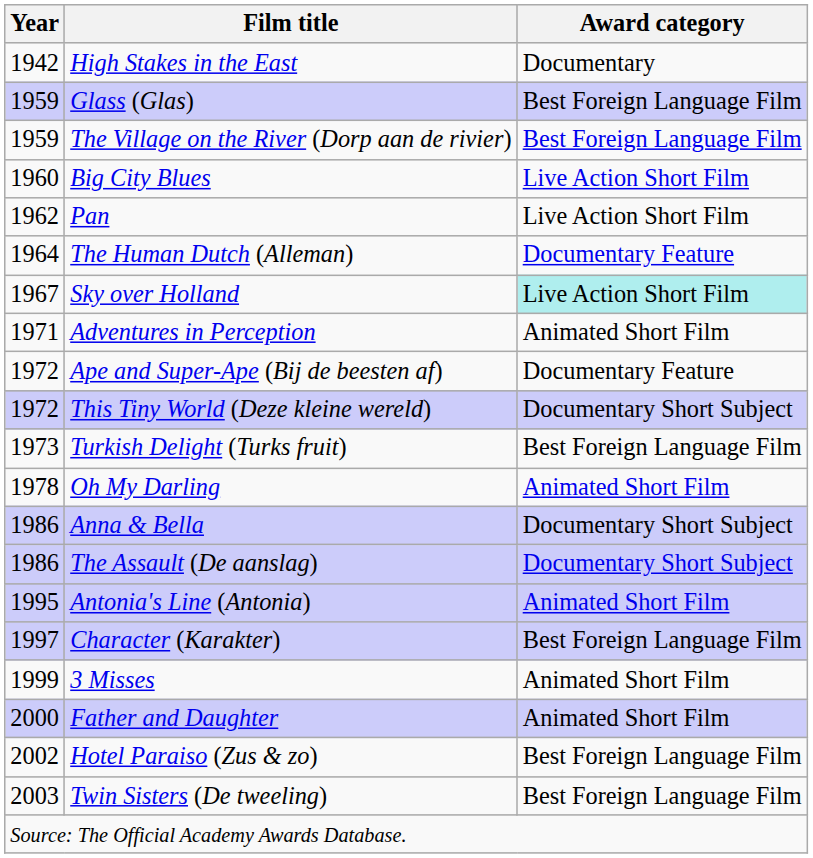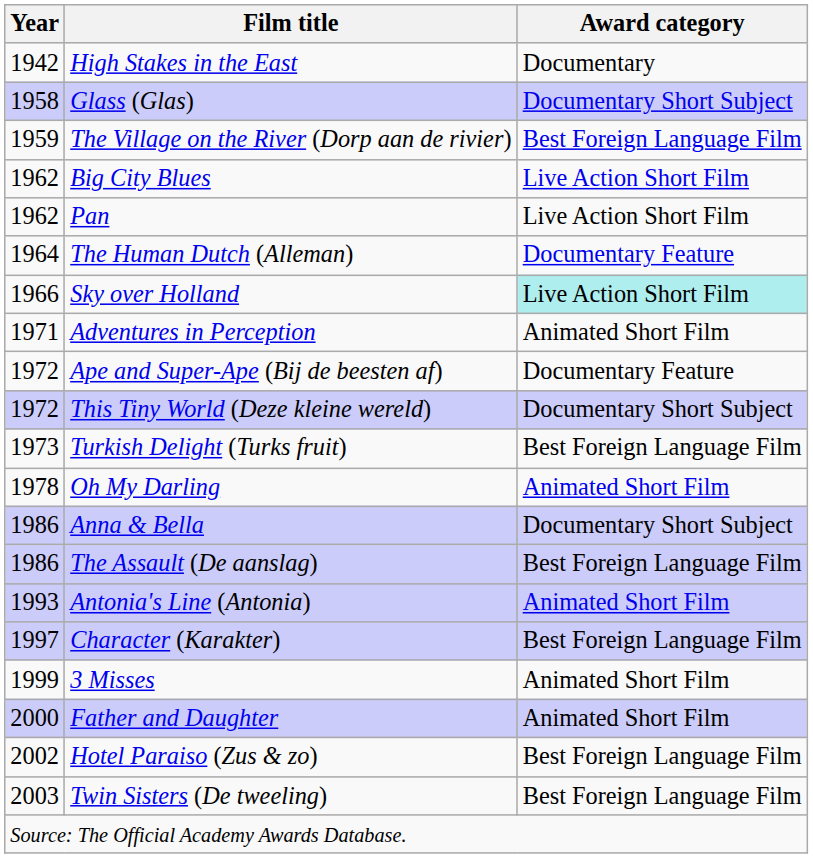(35, 100) 1959 -> (35, 100) 1958
(662, 100) Best Foreign Language Film -> (658, 100) Documentary Short Subject
(35, 178) 1960 -> (35, 178) 1962
(35, 293) 1967 -> (35, 293) 1966
(658, 563) Documentary Short Subject -> (662, 563) Best Foreign Language Film
(35, 602) 1995 -> (35, 602) 1993
